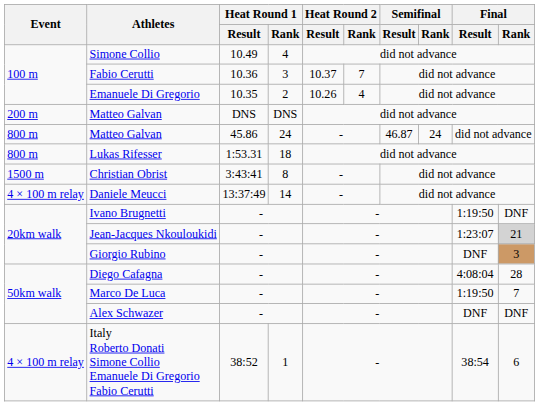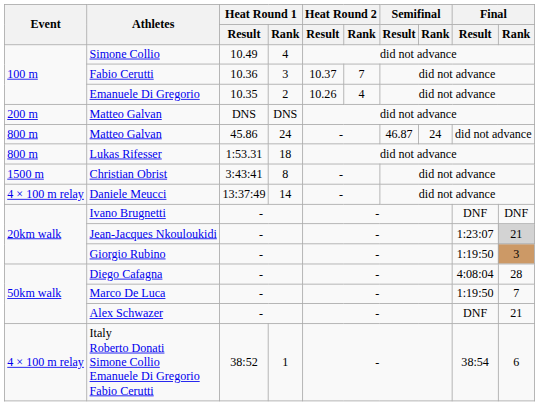(475, 214) 1:19:50 -> (475, 214) DNF
(475, 254) DNF -> (475, 254) 1:19:50
(516, 314) DNF -> (516, 314) 21
